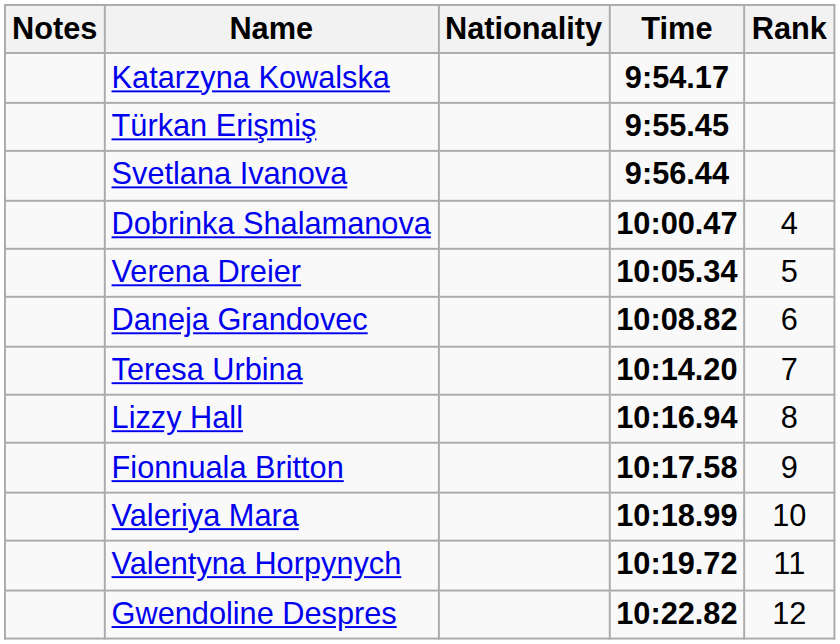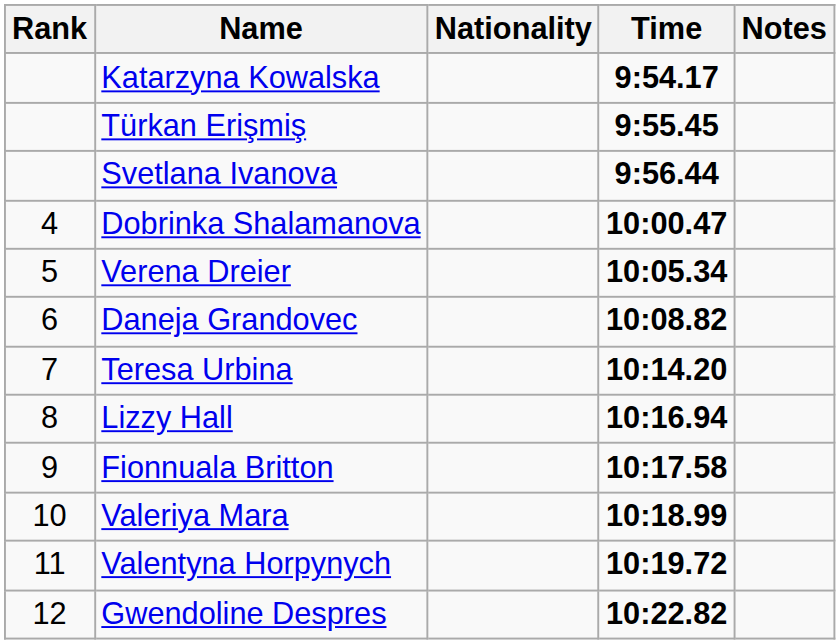columns swapped: (789, 28) <-> (55, 28)
